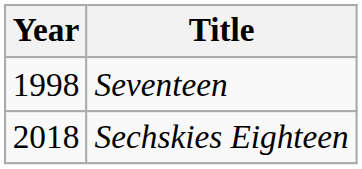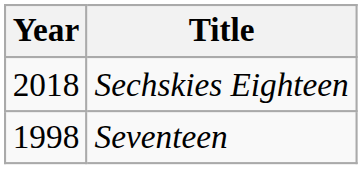rows swapped: (161, 83) <-> (222, 136)
